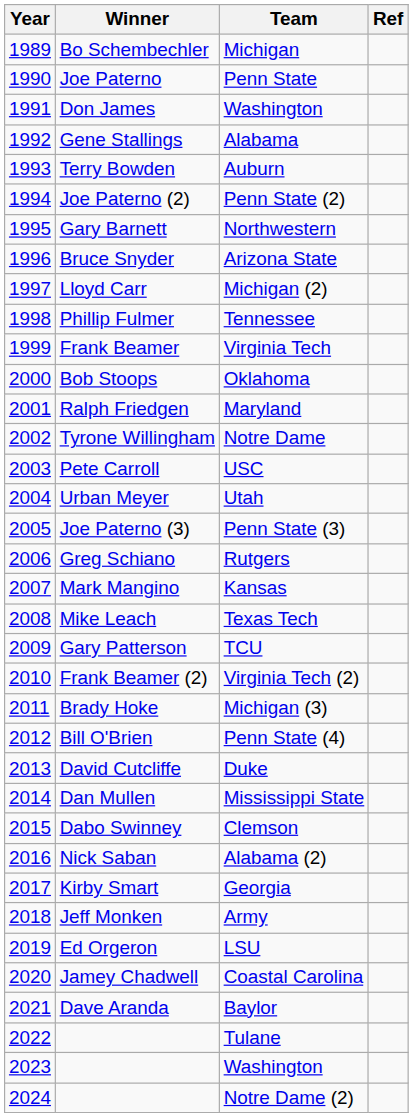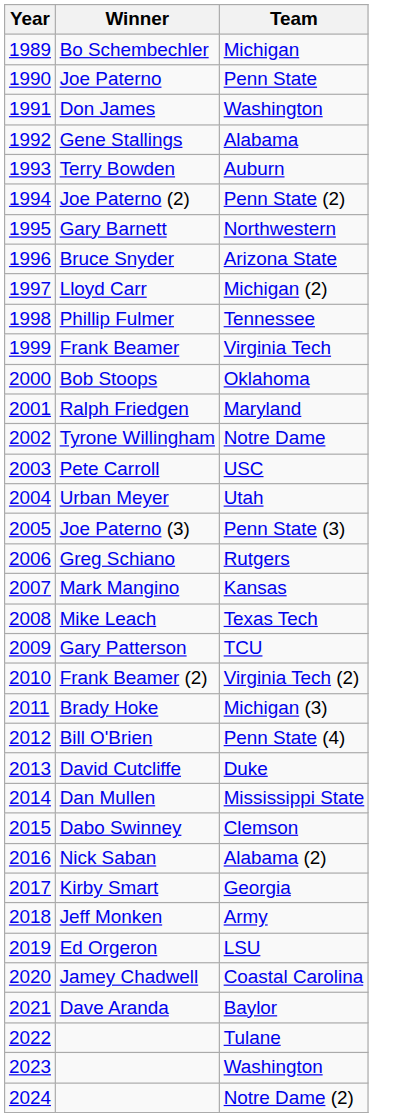- column: (388, 19)
